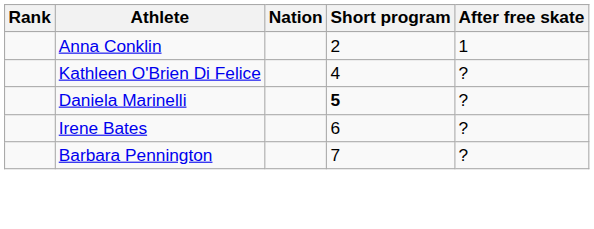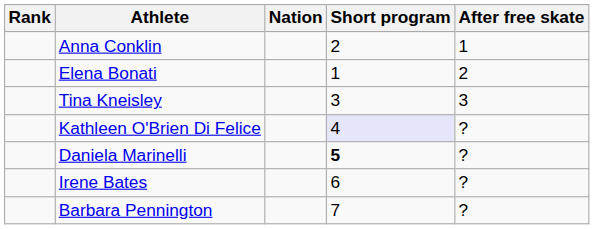+ row: (108, 73)
+ row: (110, 100)
(335, 73) no background -> (335, 127) lavender background
